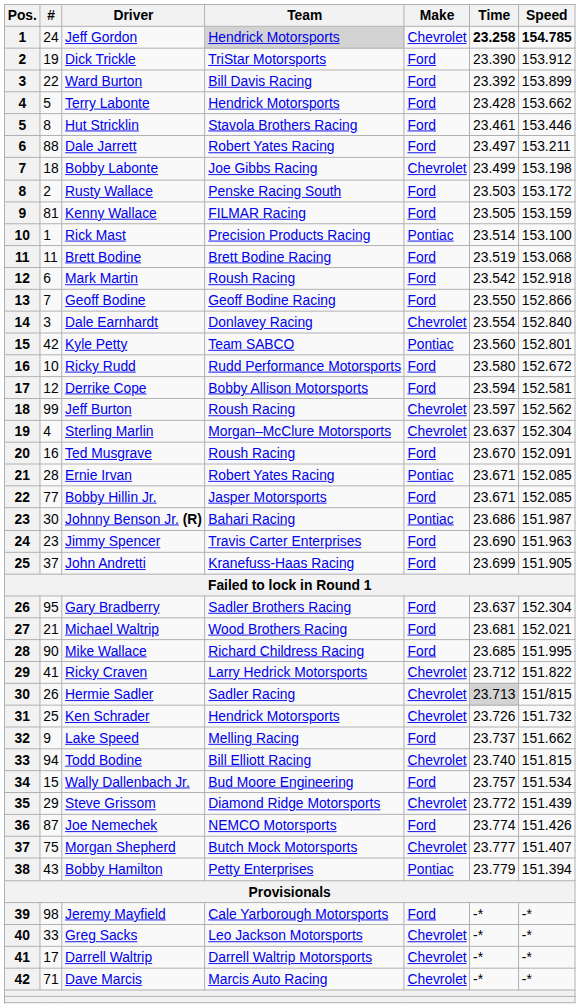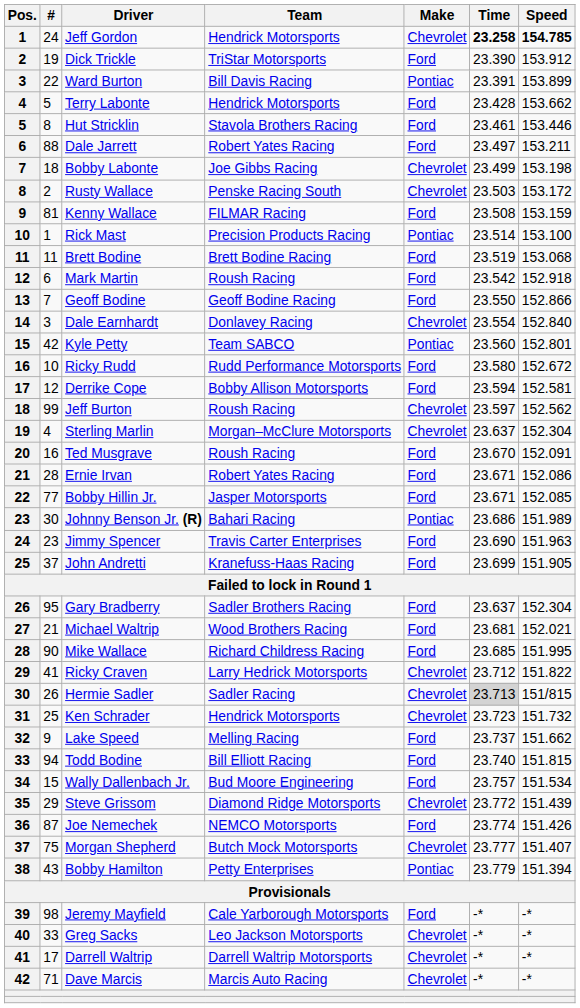(274, 37) lightgrey background -> (274, 37) no background
(422, 81) Ford -> (431, 81) Pontiac
(494, 81) 23.392 -> (494, 81) 23.391
(422, 191) Ford -> (437, 191) Chevrolet
(494, 213) 23.505 -> (494, 213) 23.508
(431, 475) Pontiac -> (422, 475) Ford
(547, 475) 152.085 -> (547, 475) 152.086
(547, 519) 151.987 -> (547, 519) 151.989
(494, 716) 23.726 -> (494, 716) 23.723
(437, 760) Chevrolet -> (422, 760) Ford
